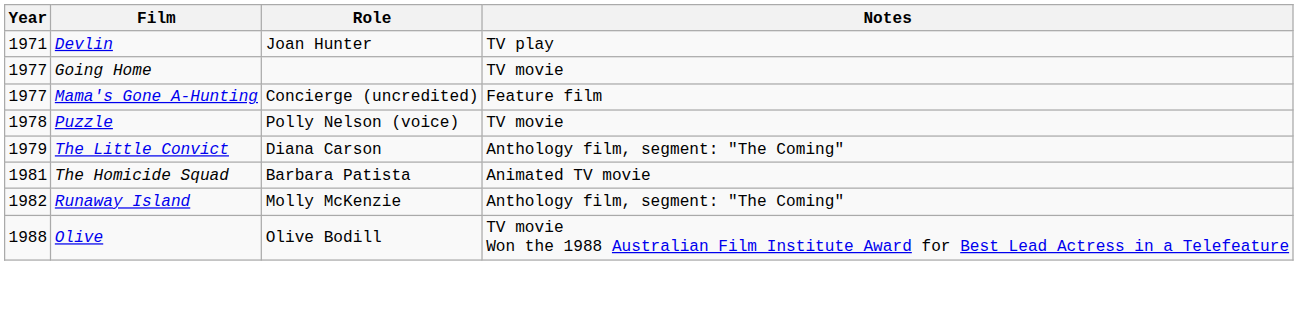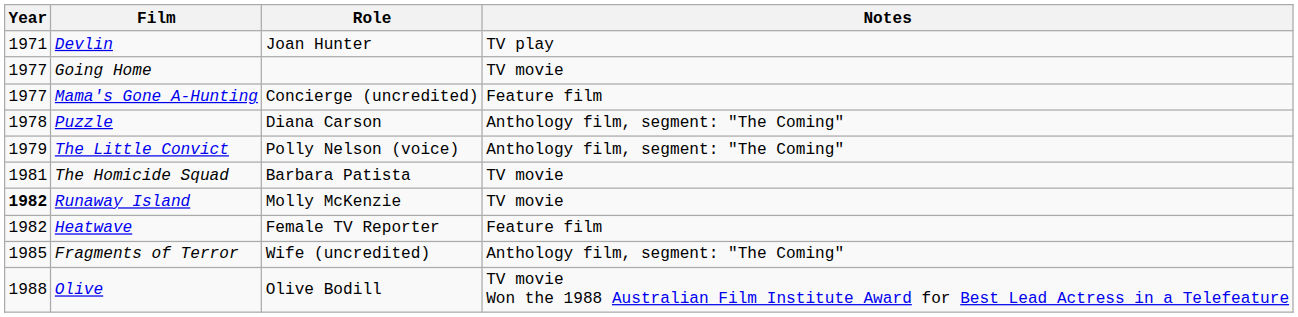(362, 123) Polly Nelson (voice) -> (324, 123) Diana Carson
(525, 123) TV movie -> (665, 123) Anthology film, segment: "The Coming"
(324, 149) Diana Carson -> (362, 149) Polly Nelson (voice)
(568, 175) Animated TV movie -> (525, 175) TV movie
(28, 202) normal -> (28, 202) bold
(665, 202) Anthology film, segment: "The Coming" -> (525, 202) TV movie
+ row: (94, 228)
+ row: (147, 254)
